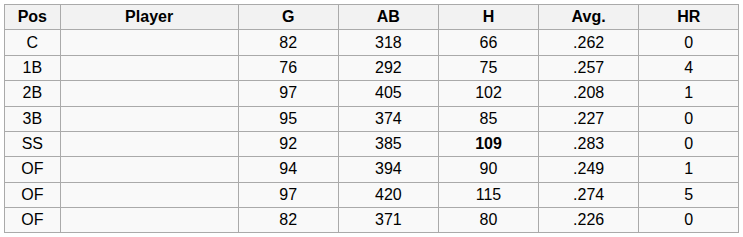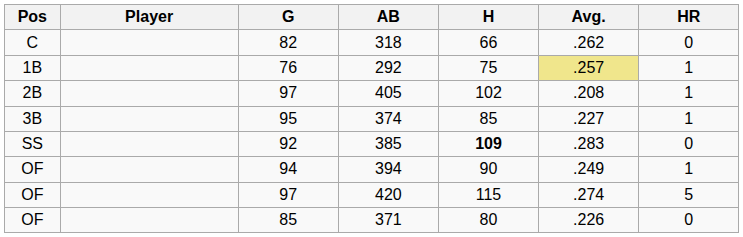(589, 67) no background -> (589, 67) khaki background
(689, 67) 4 -> (689, 67) 1
(689, 118) 0 -> (689, 118) 1
(288, 220) 82 -> (288, 220) 85
